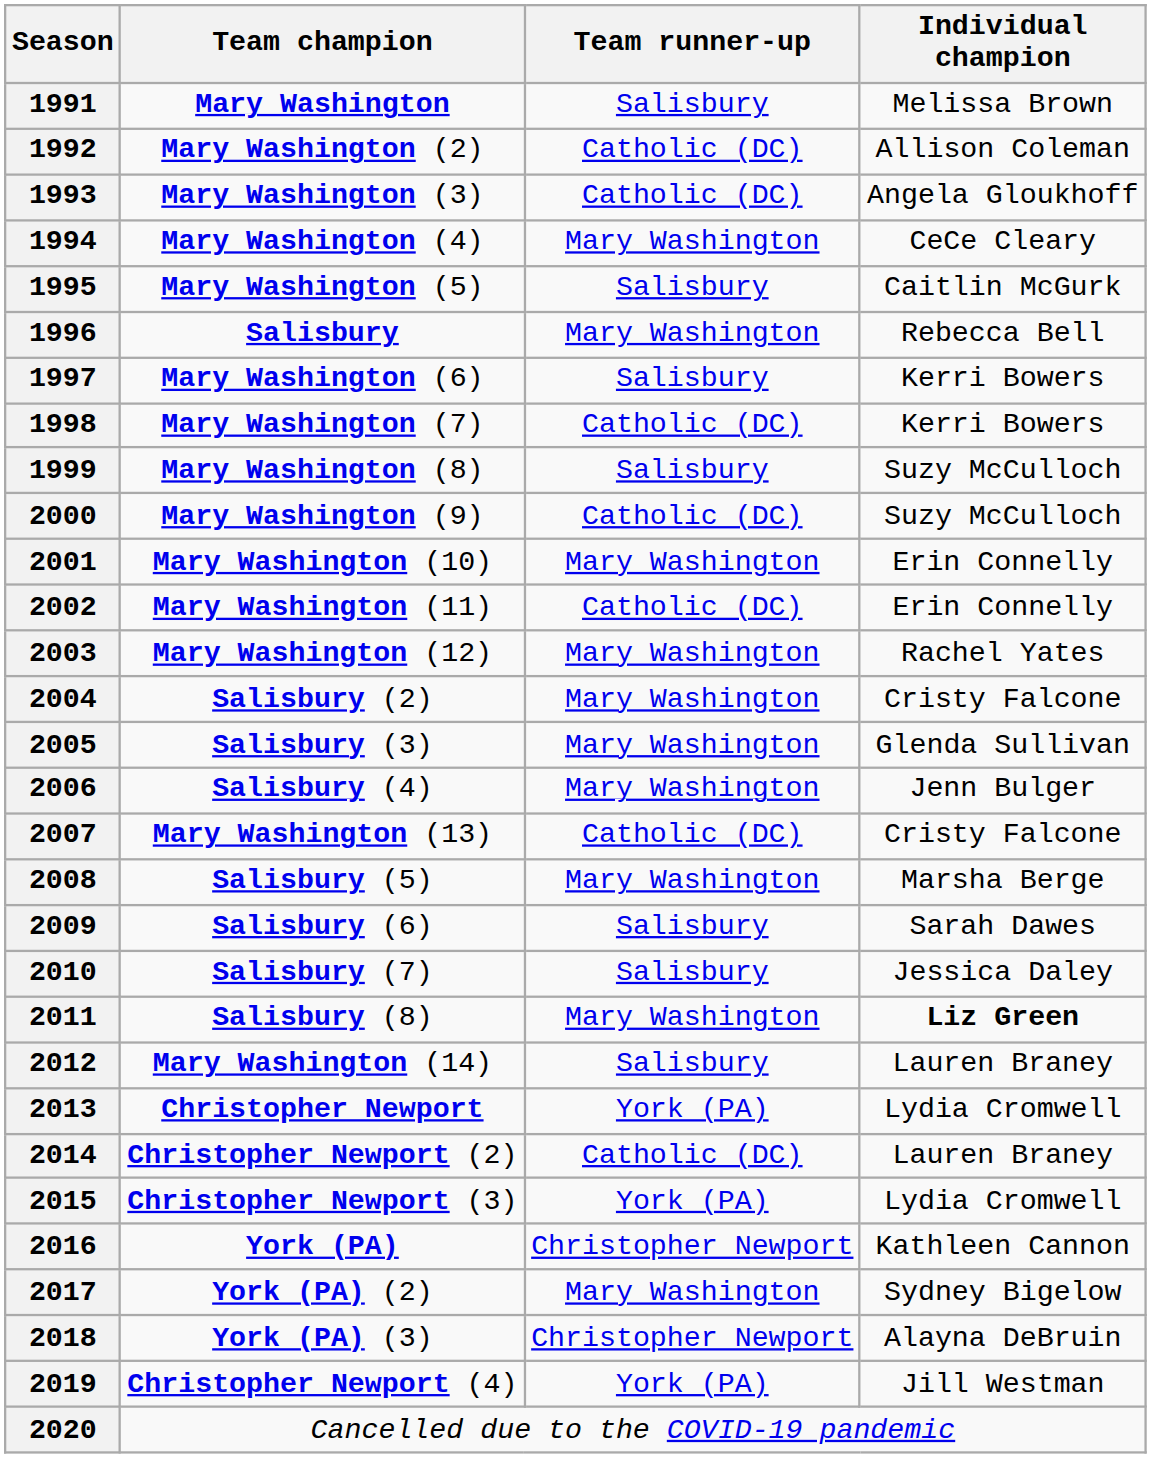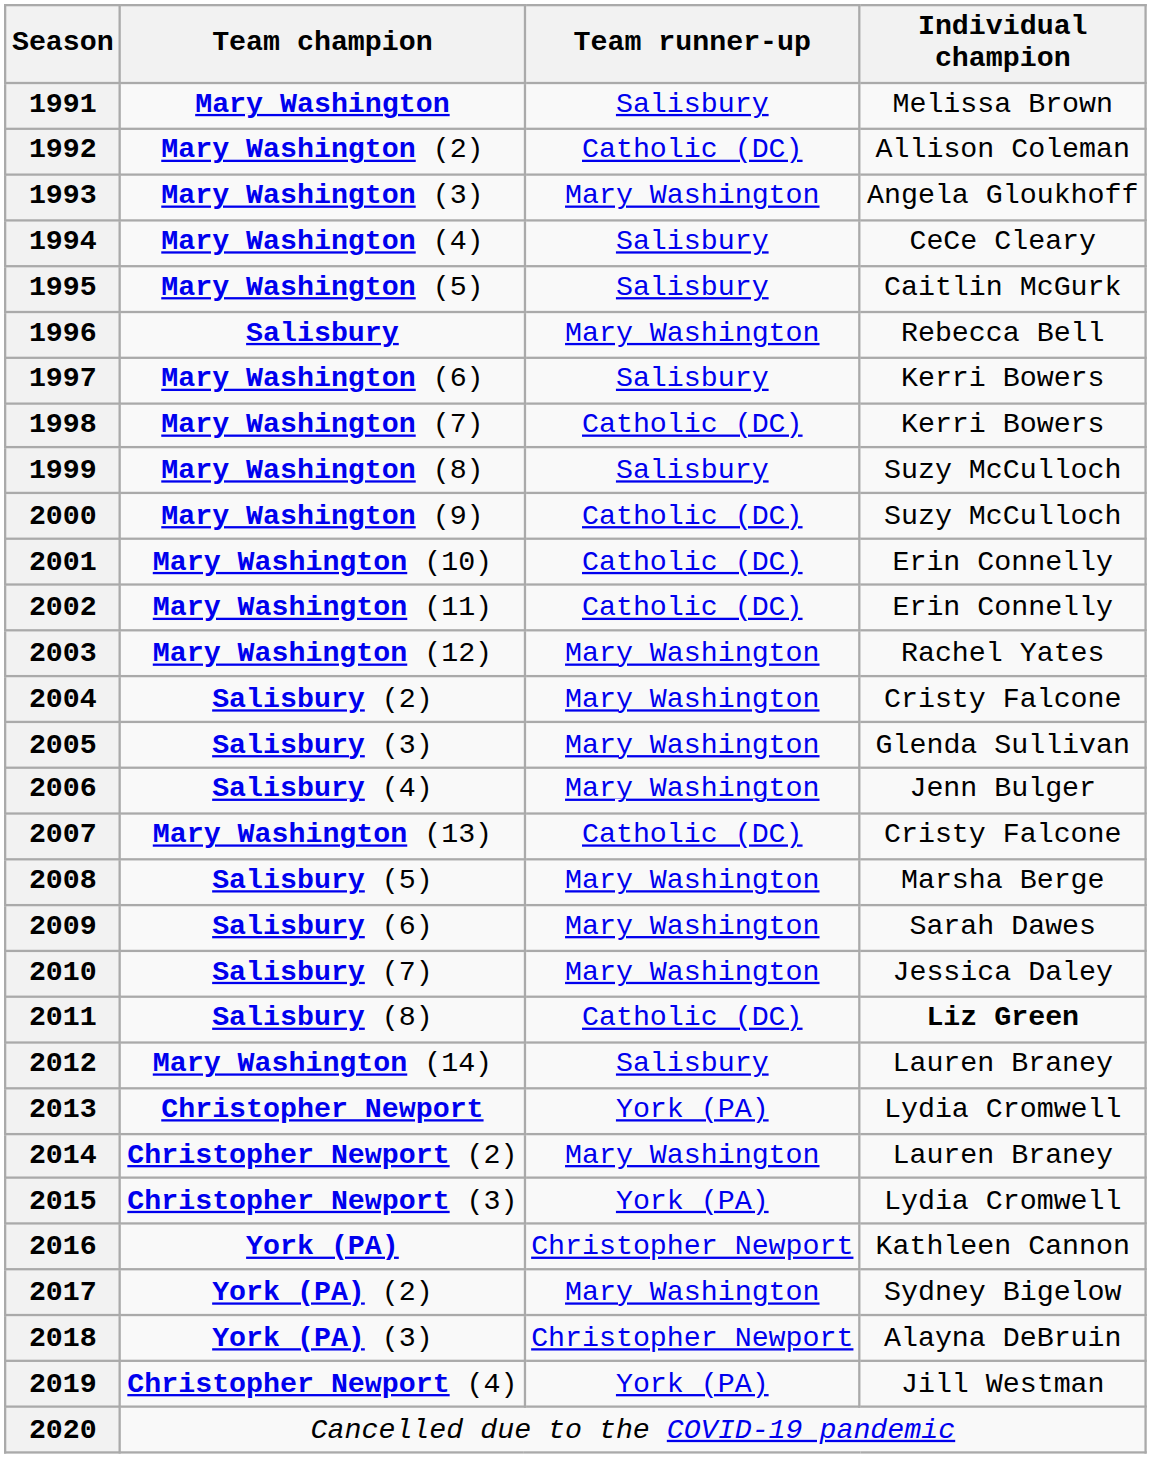(692, 197) Catholic (DC) -> (692, 197) Mary Washington
(692, 243) Mary Washington -> (692, 243) Salisbury
(692, 563) Mary Washington -> (692, 563) Catholic (DC)
(692, 928) Salisbury -> (692, 928) Mary Washington
(692, 974) Salisbury -> (692, 974) Mary Washington
(692, 1019) Mary Washington -> (692, 1019) Catholic (DC)
(692, 1156) Catholic (DC) -> (692, 1156) Mary Washington
